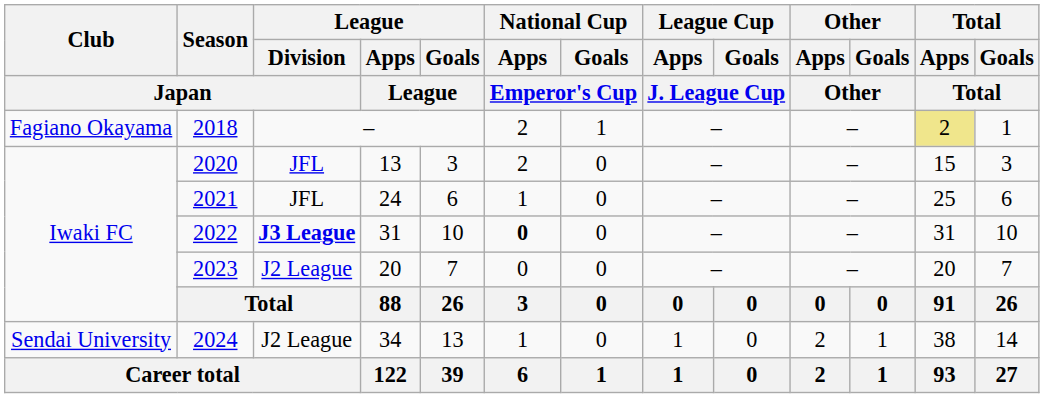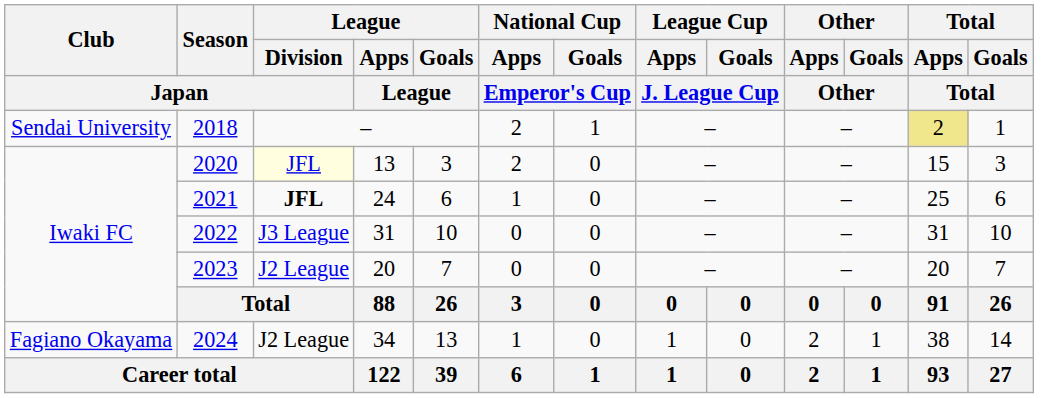(91, 127) Fagiano Okayama -> (91, 127) Sendai University
(307, 163) no background -> (304, 163) lightyellow background
(307, 198) normal -> (304, 198) bold
(307, 233) bold -> (304, 233) normal
(523, 233) bold -> (516, 233) normal
(91, 339) Sendai University -> (91, 339) Fagiano Okayama
